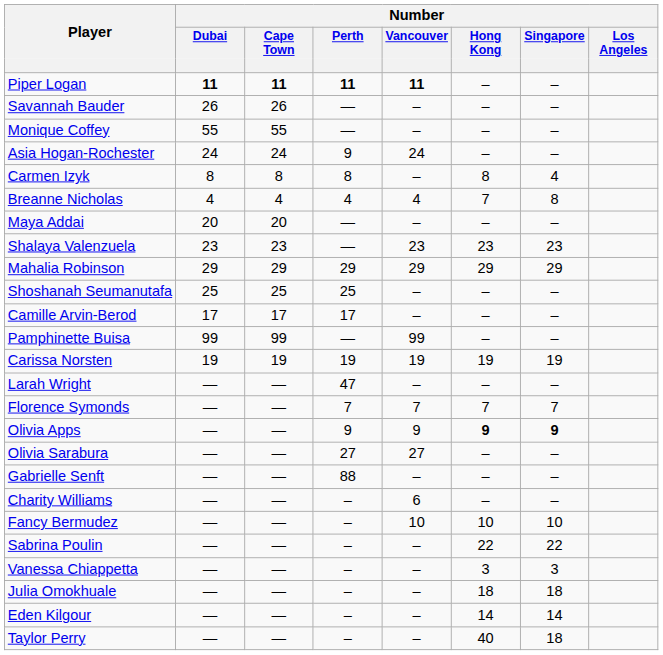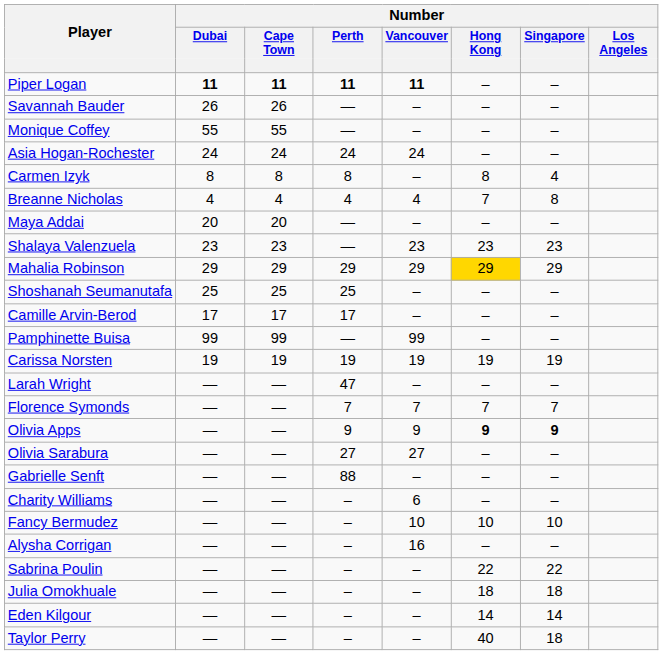(348, 153) 9 -> (348, 153) 24
(486, 268) no background -> (486, 268) gold background
+ row: (60, 545)
- row: (73, 568)
